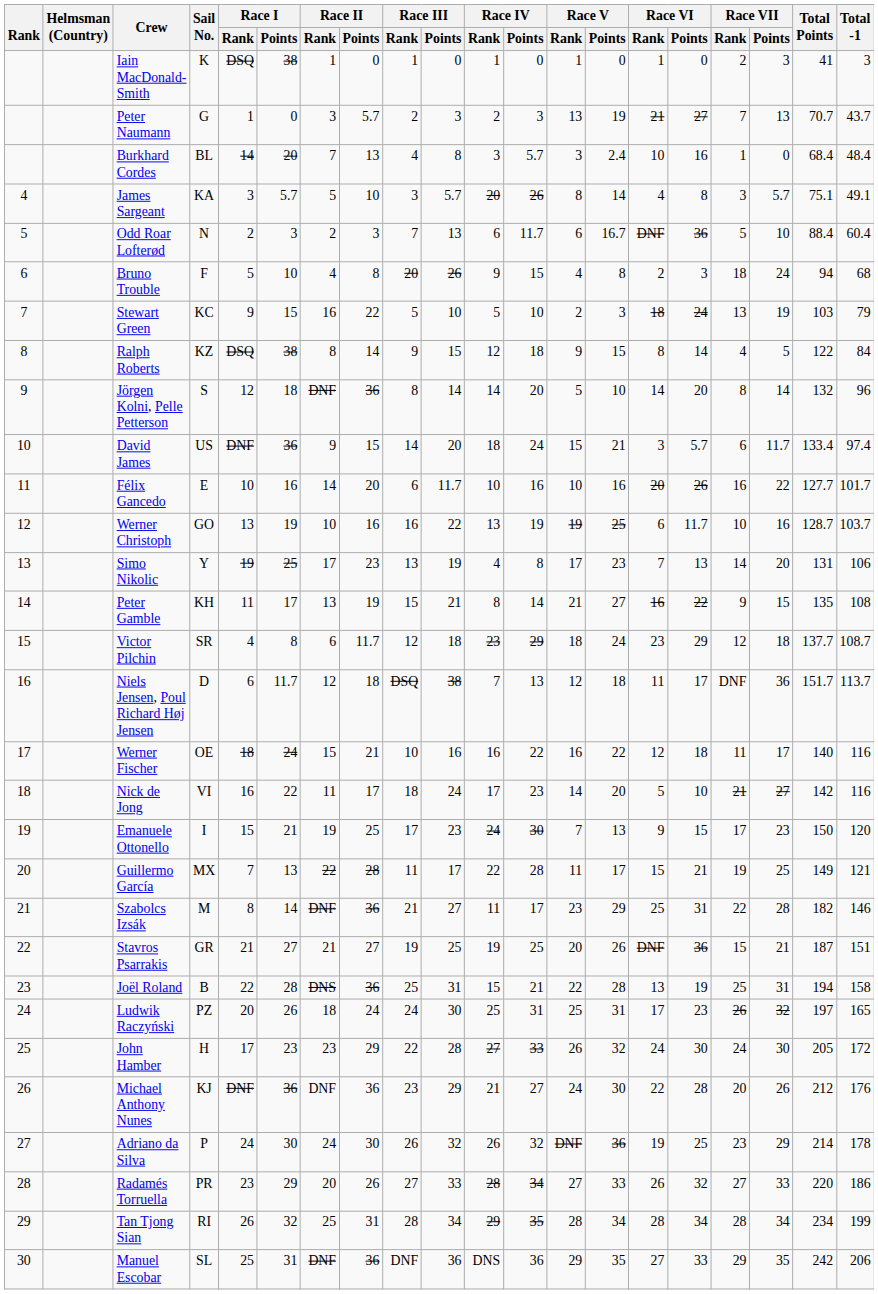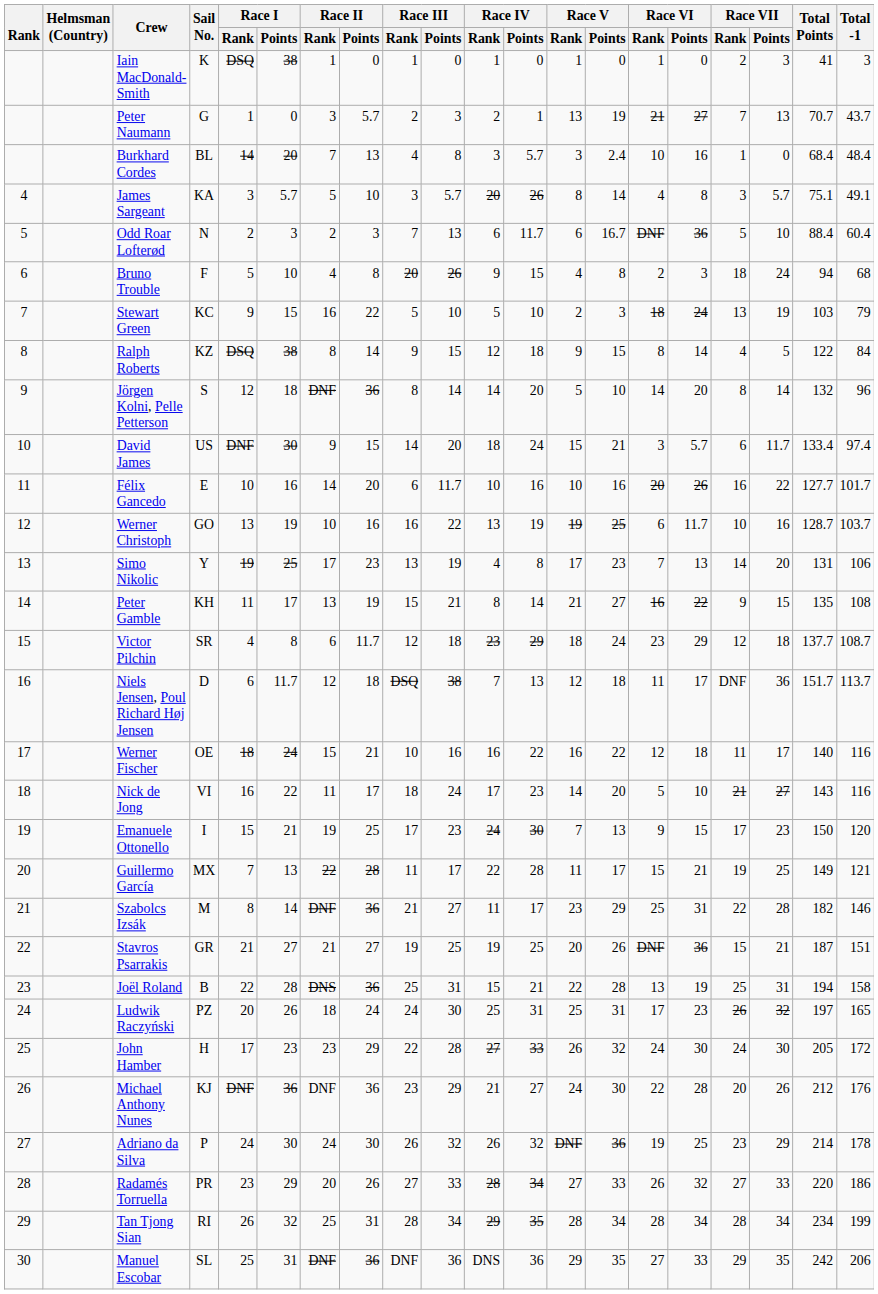(540, 117) 3 -> (540, 117) 1
(290, 446) 36 -> (290, 446) 30
(823, 792) 142 -> (823, 792) 143
